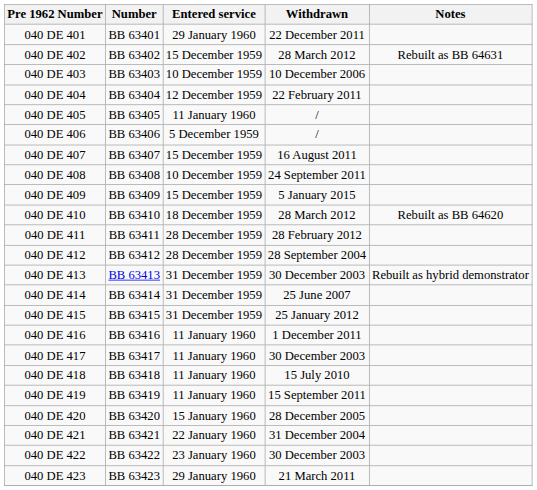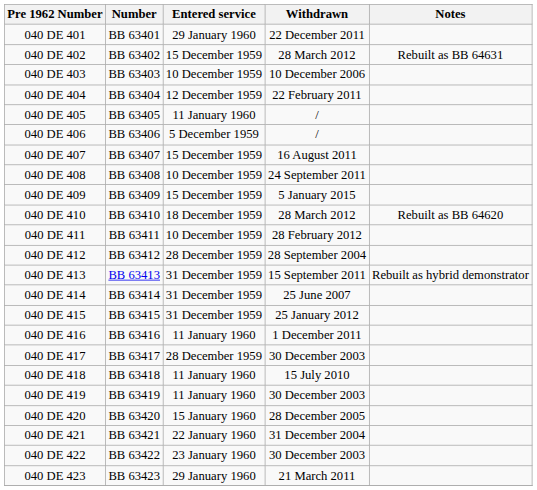(214, 235) 28 December 1959 -> (214, 235) 10 December 1959
(317, 275) 30 December 2003 -> (317, 275) 15 September 2011
(214, 355) 11 January 1960 -> (214, 355) 28 December 1959
(317, 395) 15 September 2011 -> (317, 395) 30 December 2003
